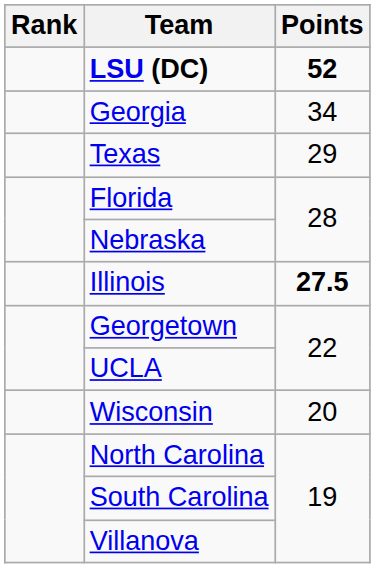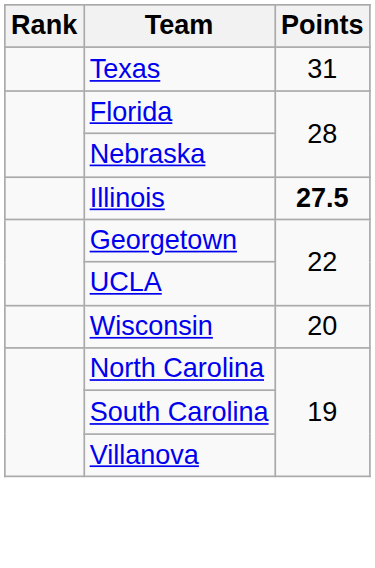- row: (149, 68)
- row: (138, 111)
(322, 154) 29 -> (322, 68) 31
